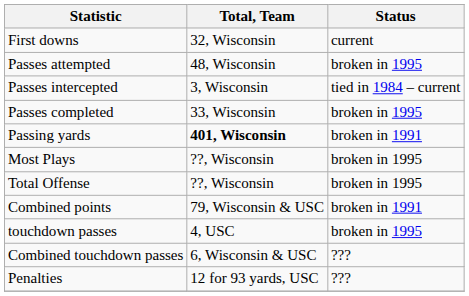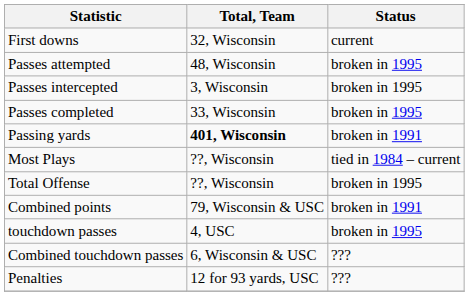(396, 87) tied in 1984 – current -> (376, 87) broken in 1995
(376, 159) broken in 1995 -> (396, 159) tied in 1984 – current
